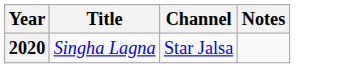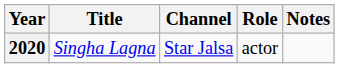+ column: (260, 18)
